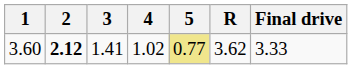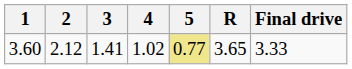(66, 48) bold -> (66, 48) normal
(230, 48) 3.62 -> (230, 48) 3.65
